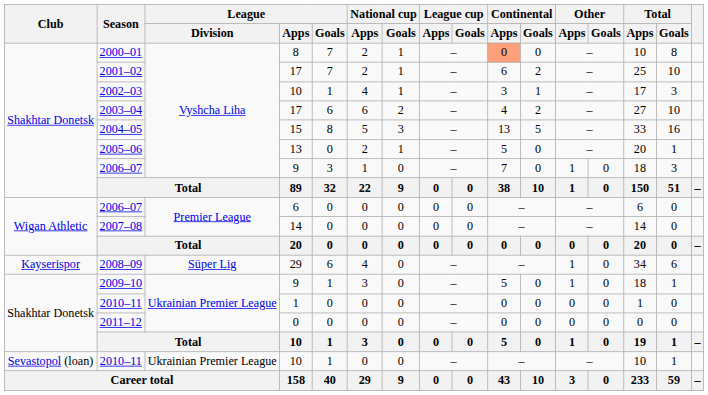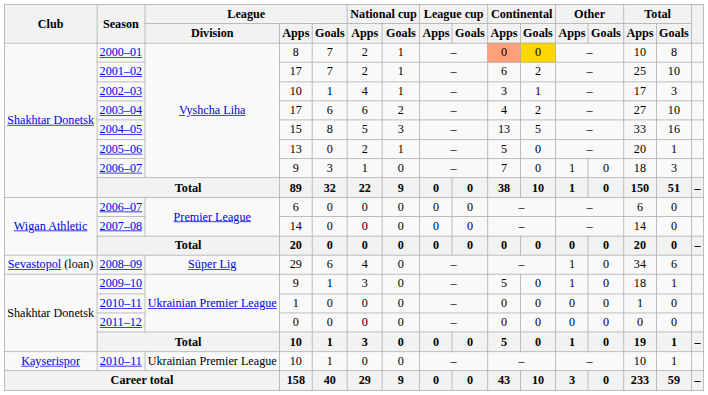(538, 52) no background -> (538, 52) gold background
(51, 264) Kayserispor -> (51, 264) Sevastopol (loan)
(51, 361) Sevastopol (loan) -> (51, 361) Kayserispor
